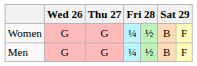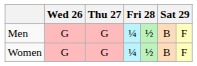rows swapped: (18, 52) <-> (25, 33)
